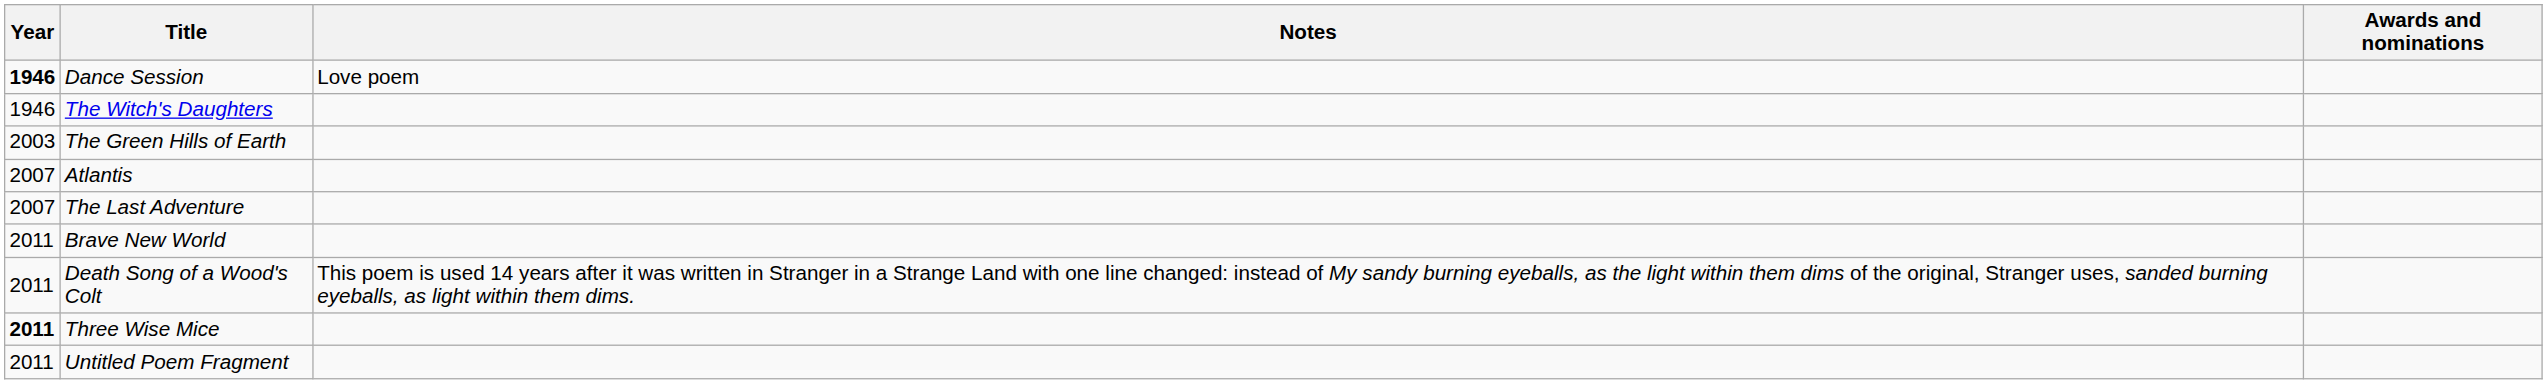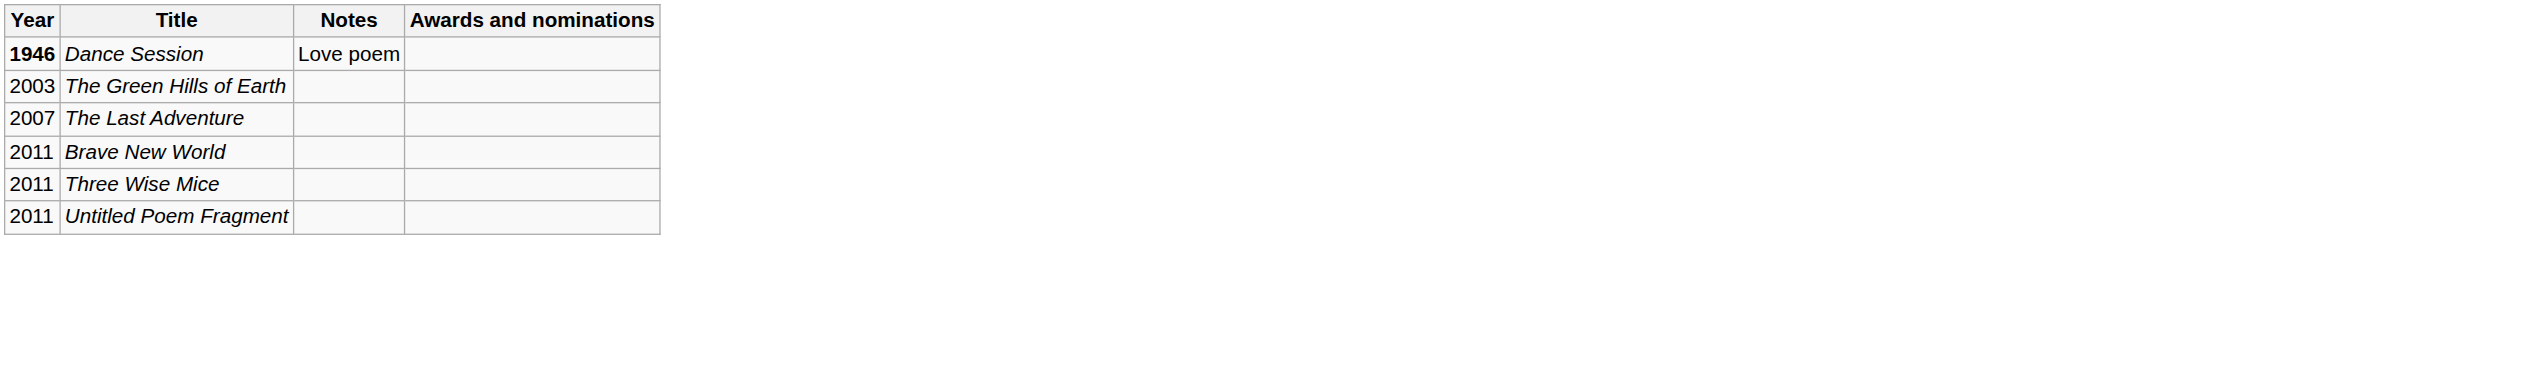- row: (169, 109)
- row: (99, 175)
- row: (176, 284)
(32, 329) bold -> (32, 184) normal
